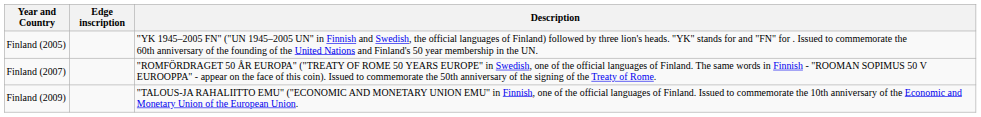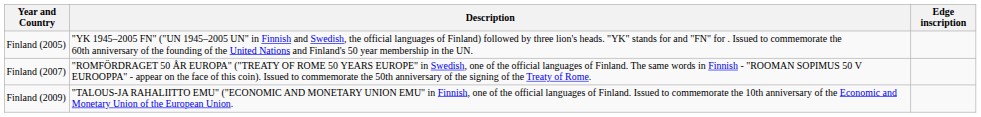columns swapped: (102, 17) <-> (555, 17)
